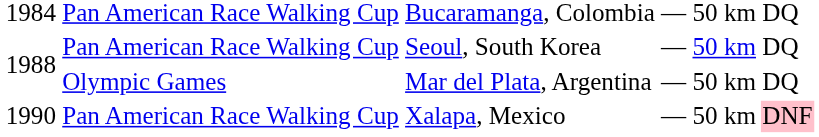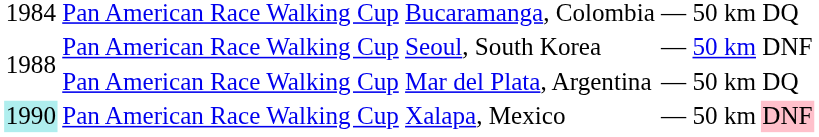(780, 47) DQ -> (787, 47) DNF
(144, 81) Olympic Games -> (231, 81) Pan American Race Walking Cup
(31, 116) no background -> (31, 116) paleturquoise background
